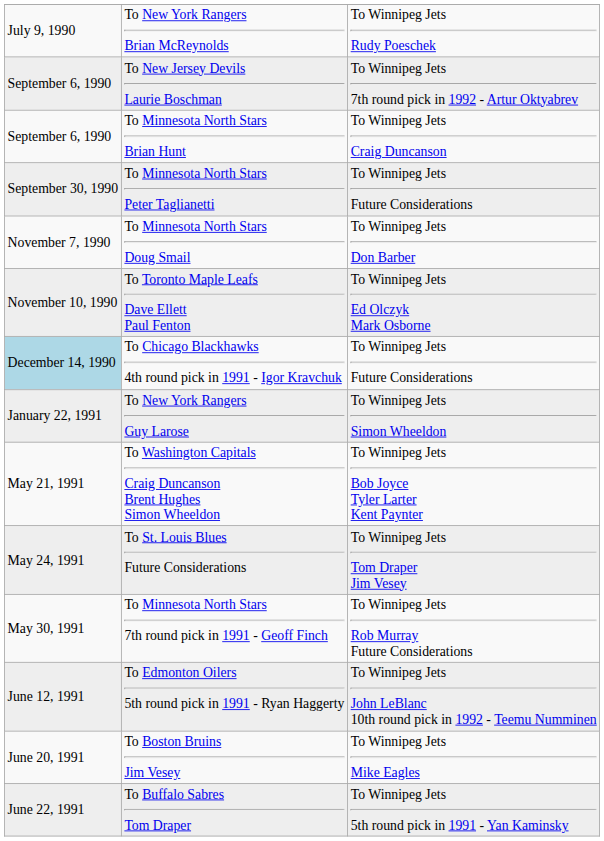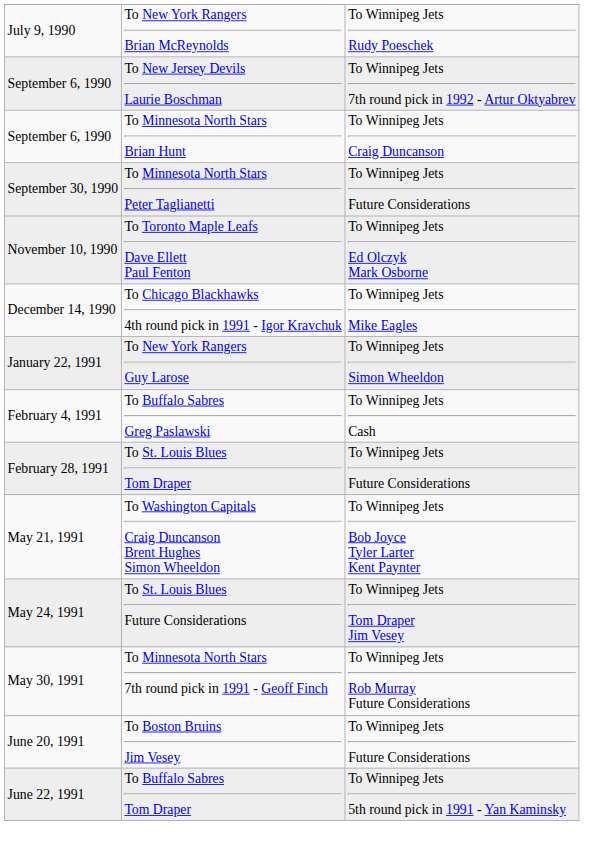- row: (234, 242)
(62, 363) lightblue background -> (62, 310) no background
(474, 363) To Winnipeg Jets Future Considerations -> (462, 310) To Winnipeg Jets Mike Eagles
+ row: (233, 415)
+ row: (233, 468)
- row: (234, 688)
(474, 757) To Winnipeg Jets Mike Eagles -> (462, 741) To Winnipeg Jets Future Considerations
